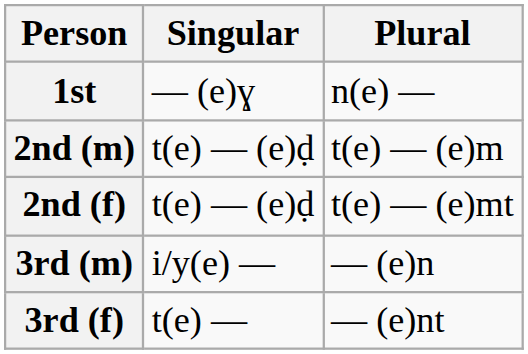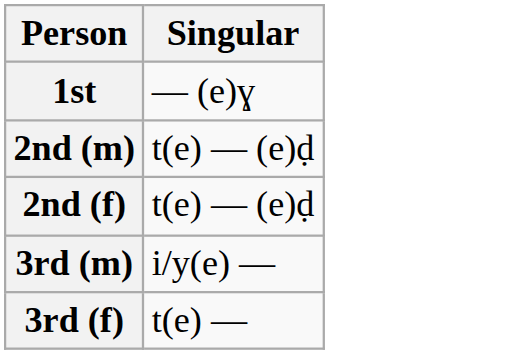- column: (422, 33)
